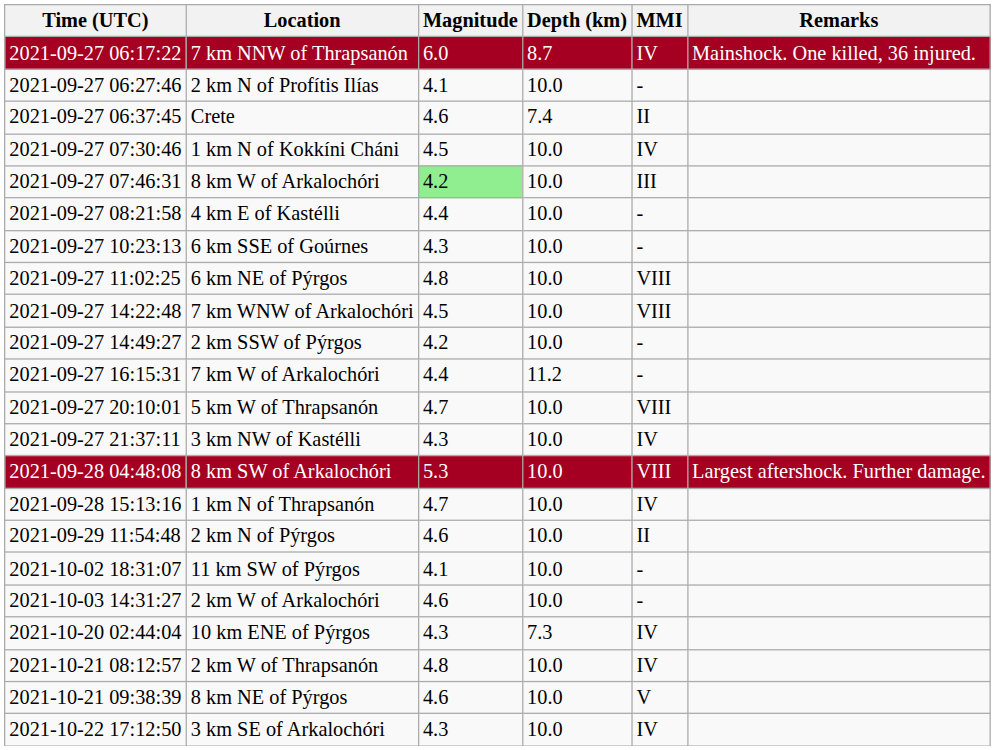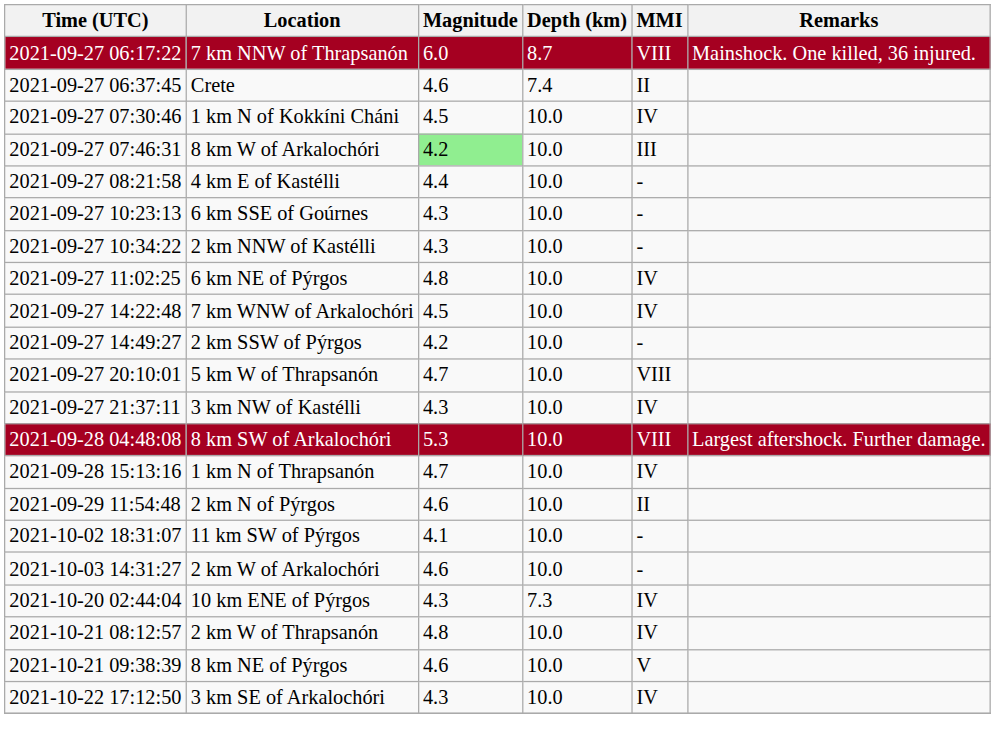(647, 52) IV -> (654, 52) VIII
- row: (285, 85)
+ row: (283, 246)
(654, 278) VIII -> (647, 278) IV
(654, 310) VIII -> (647, 310) IV
- row: (285, 375)
